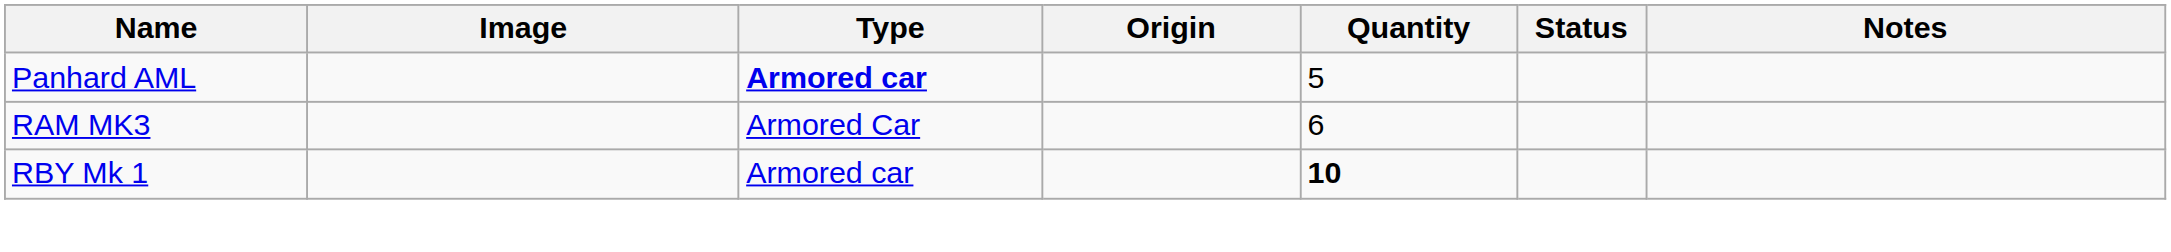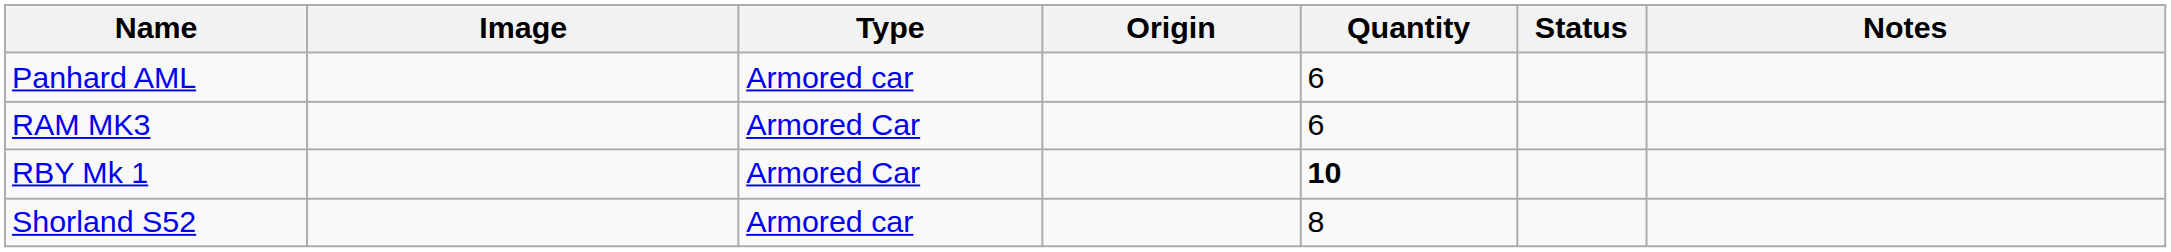(837, 76) bold -> (830, 76) normal
(1316, 76) 5 -> (1316, 76) 6
(830, 173) Armored car -> (833, 173) Armored Car
+ row: (104, 221)
